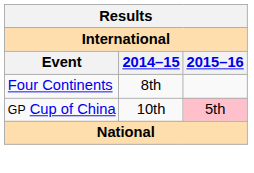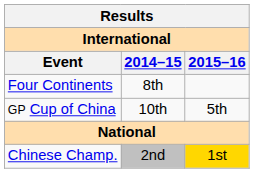(215, 109) pink background -> (217, 109) no background
+ row: (63, 156)
